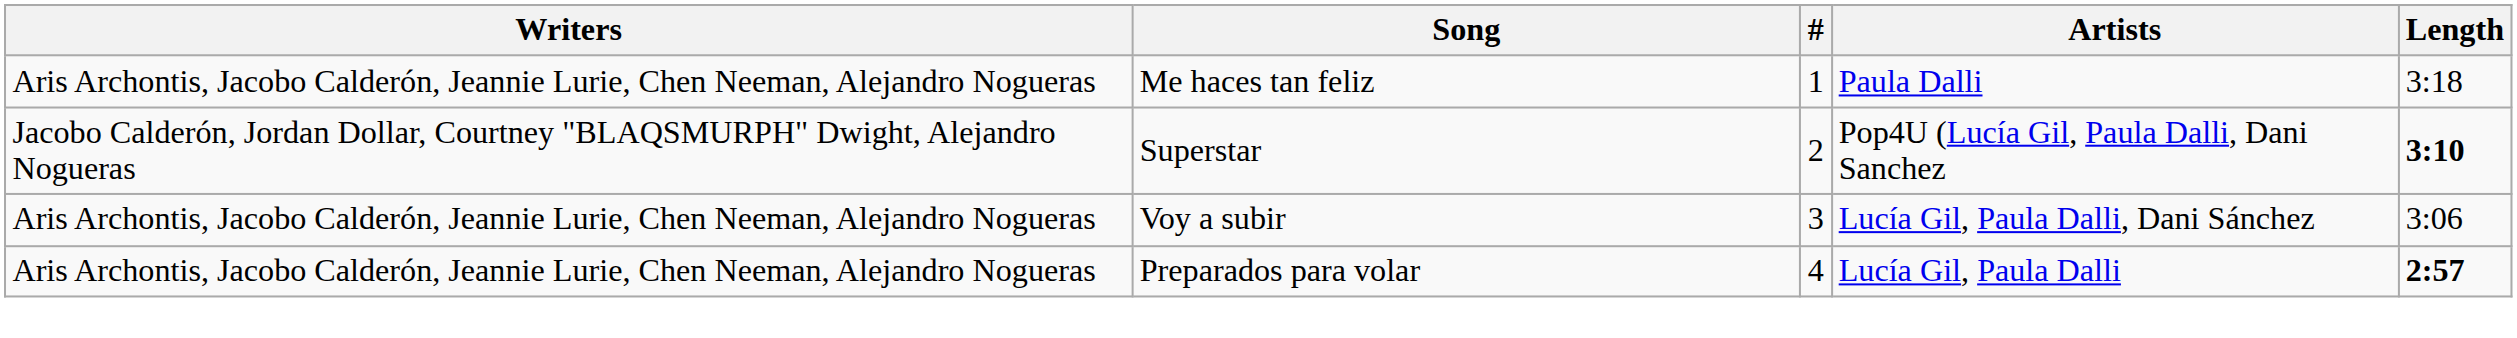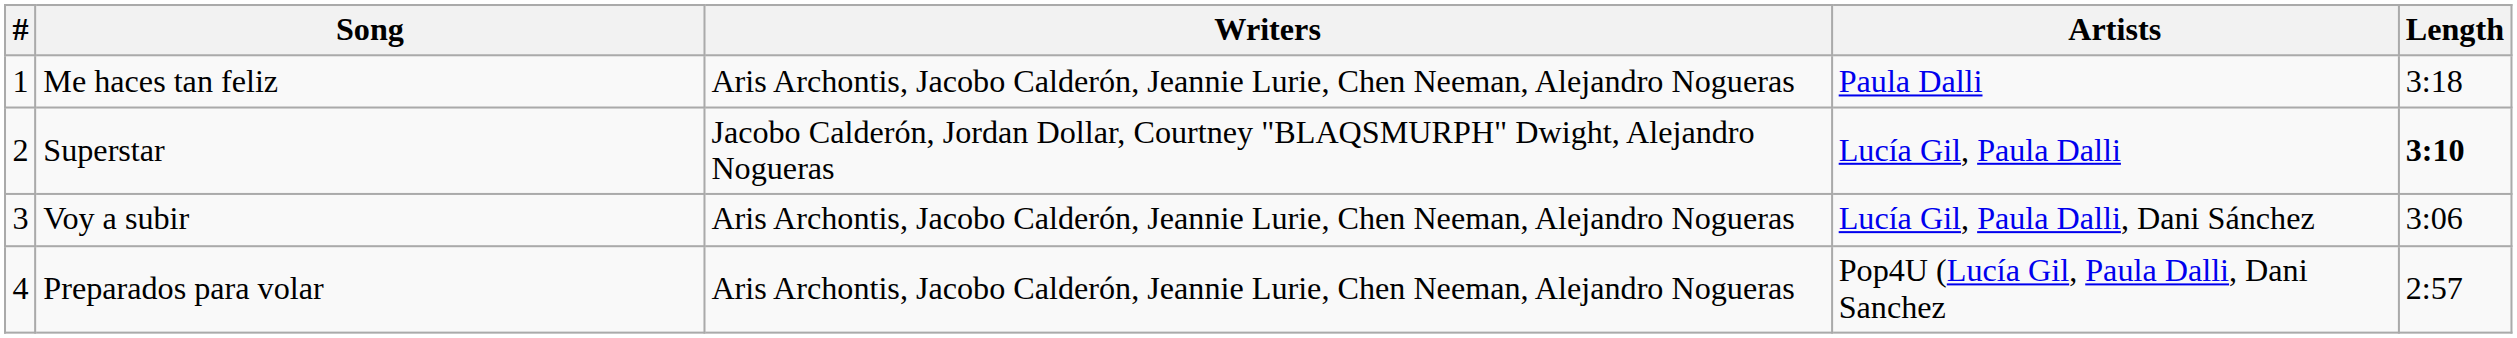columns swapped: (1816, 30) <-> (569, 30)
(2073, 150) Pop4U (Lucía Gil, Paula Dalli, Dani Sanchez -> (1980, 150) Lucía Gil, Paula Dalli
(1980, 270) Lucía Gil, Paula Dalli -> (2073, 288) Pop4U (Lucía Gil, Paula Dalli, Dani Sanchez
(2435, 270) bold -> (2434, 288) normal
